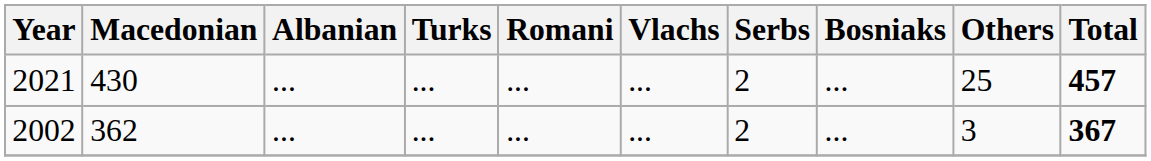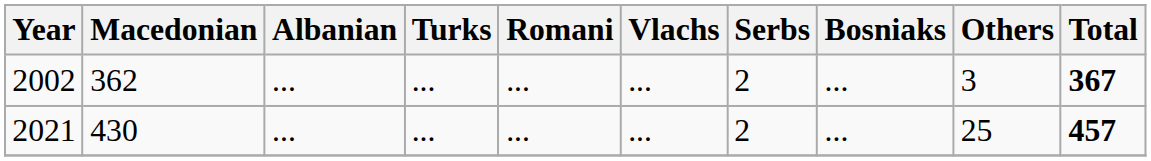rows swapped: (44, 130) <-> (44, 79)
